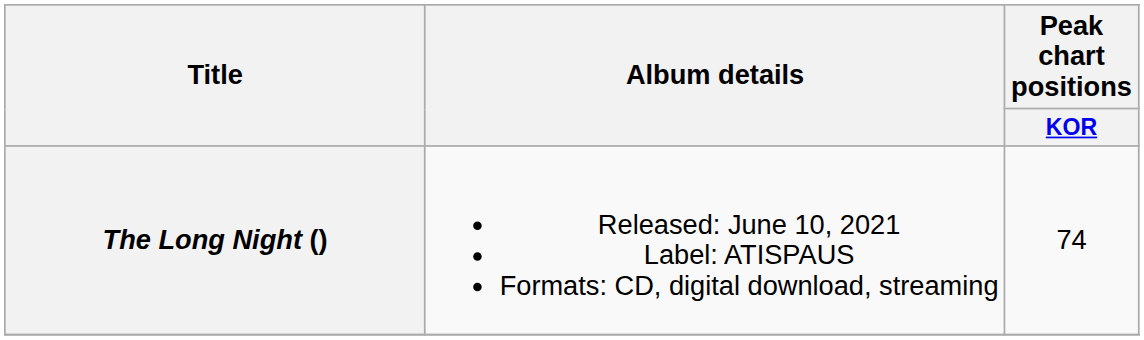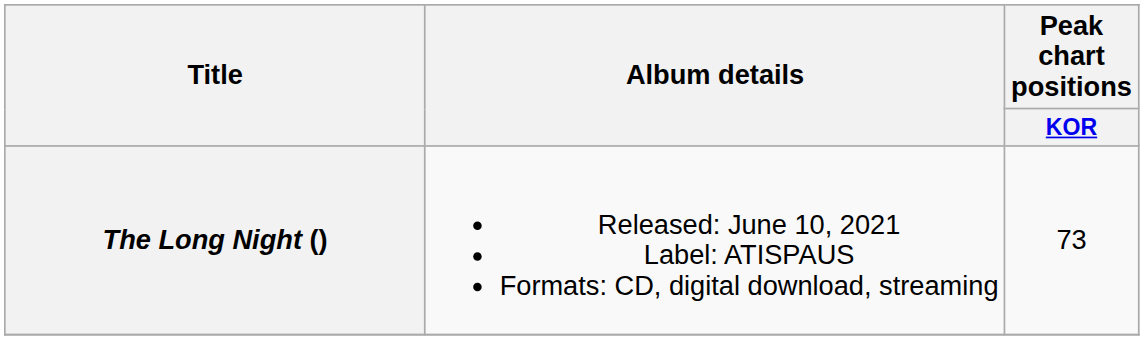(1072, 239) 74 -> (1072, 239) 73
